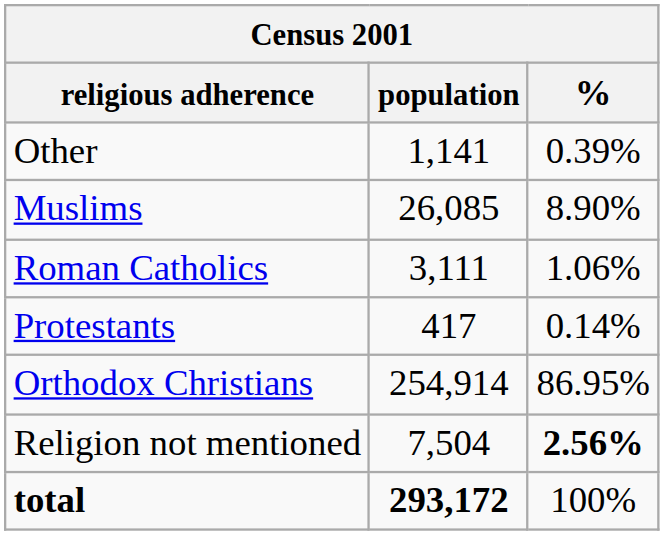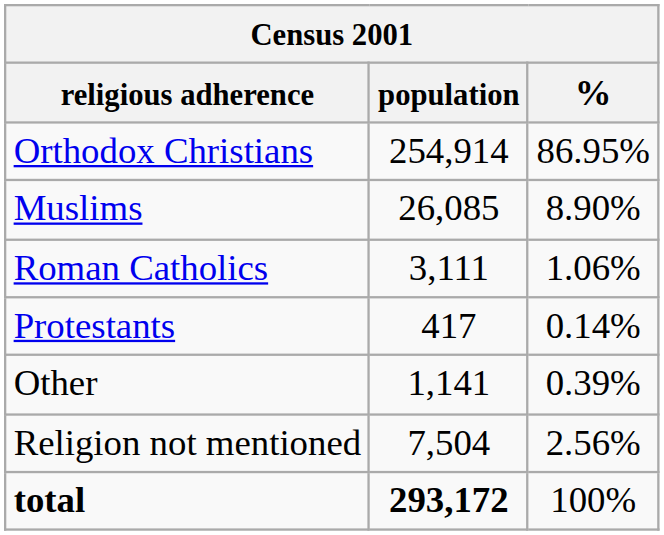rows swapped: (163, 383) <-> (56, 150)
(593, 442) bold -> (593, 442) normal
